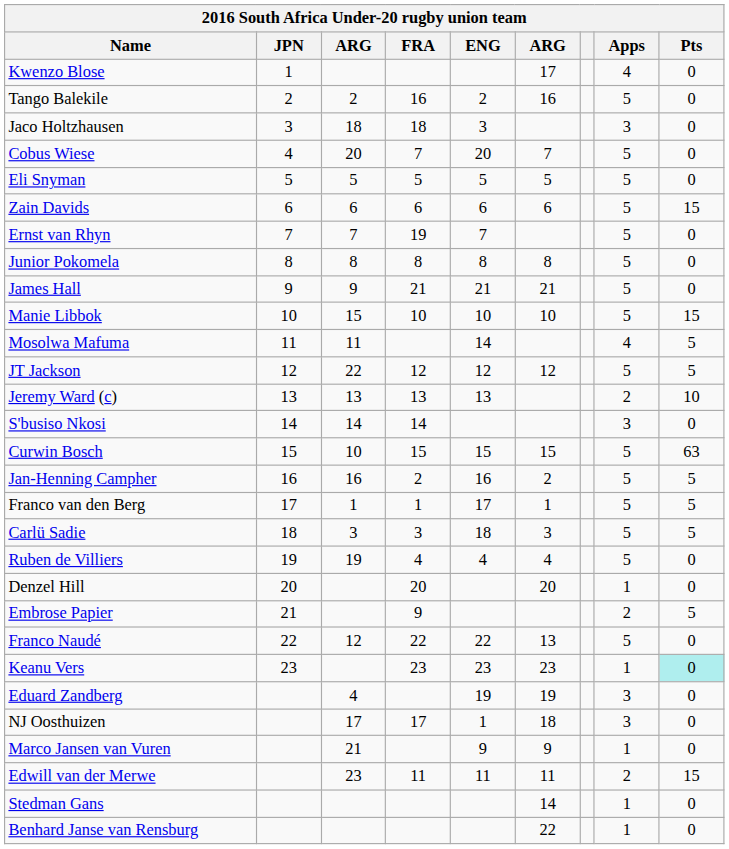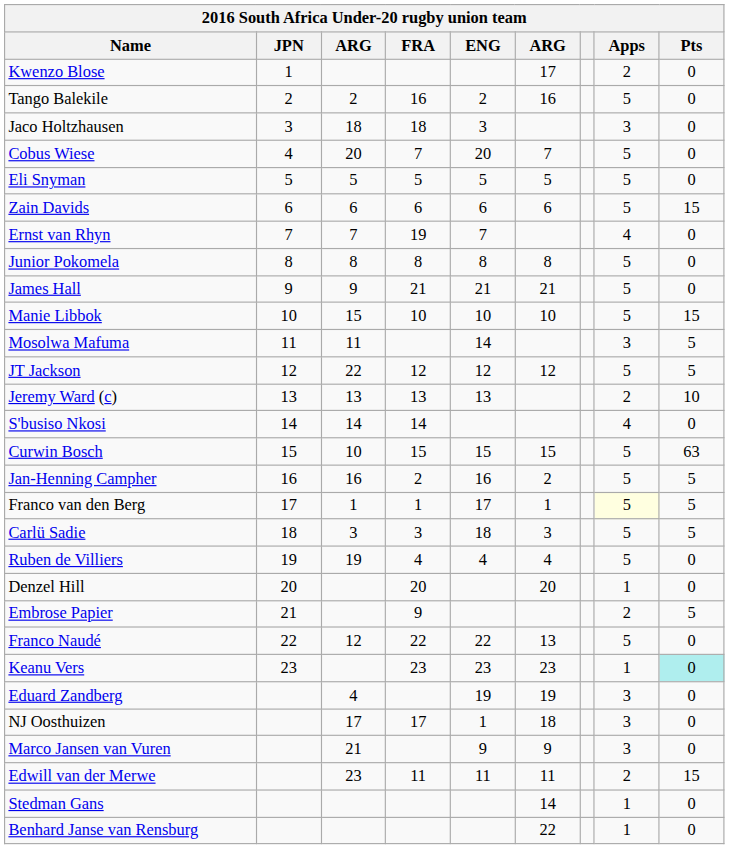(627, 72) 4 -> (627, 72) 2
(627, 235) 5 -> (627, 235) 4
(627, 343) 4 -> (627, 343) 3
(627, 424) 3 -> (627, 424) 4
(627, 505) no background -> (627, 505) lightyellow background
(627, 749) 1 -> (627, 749) 3
